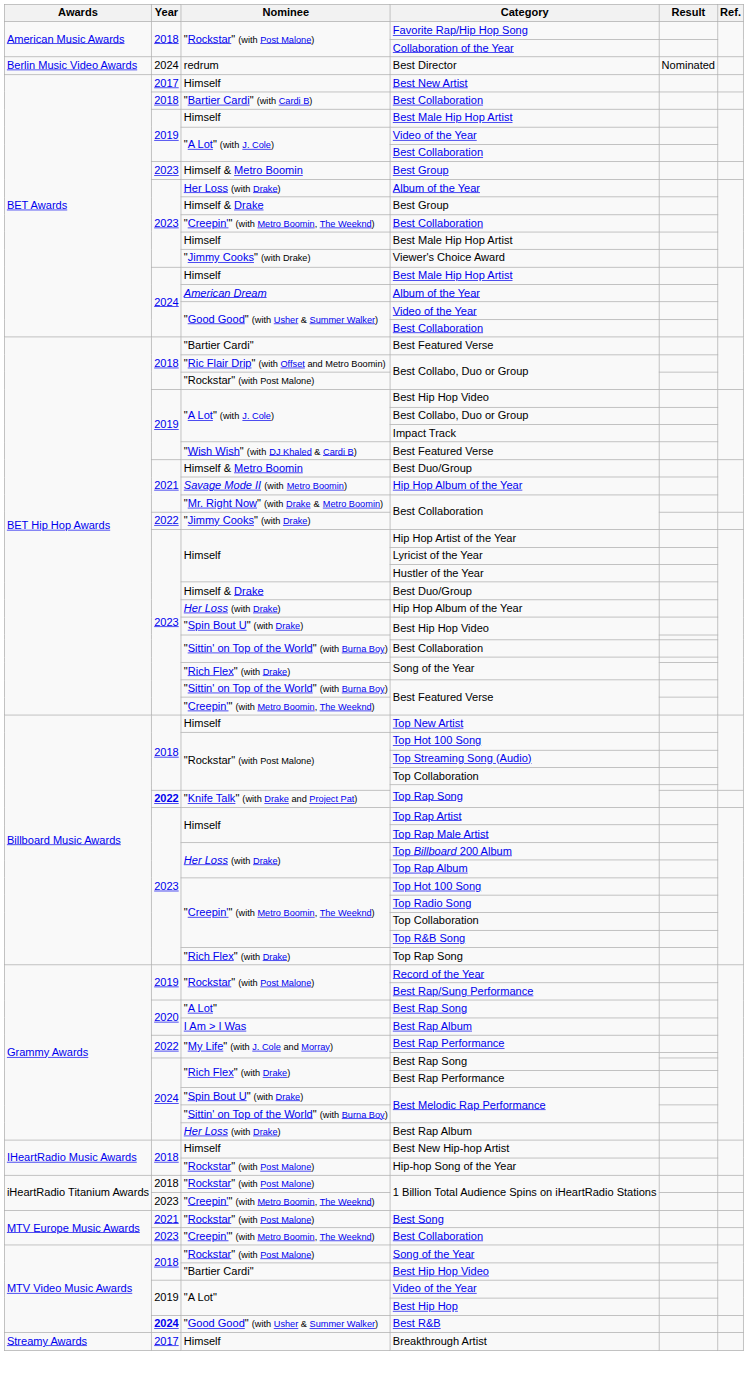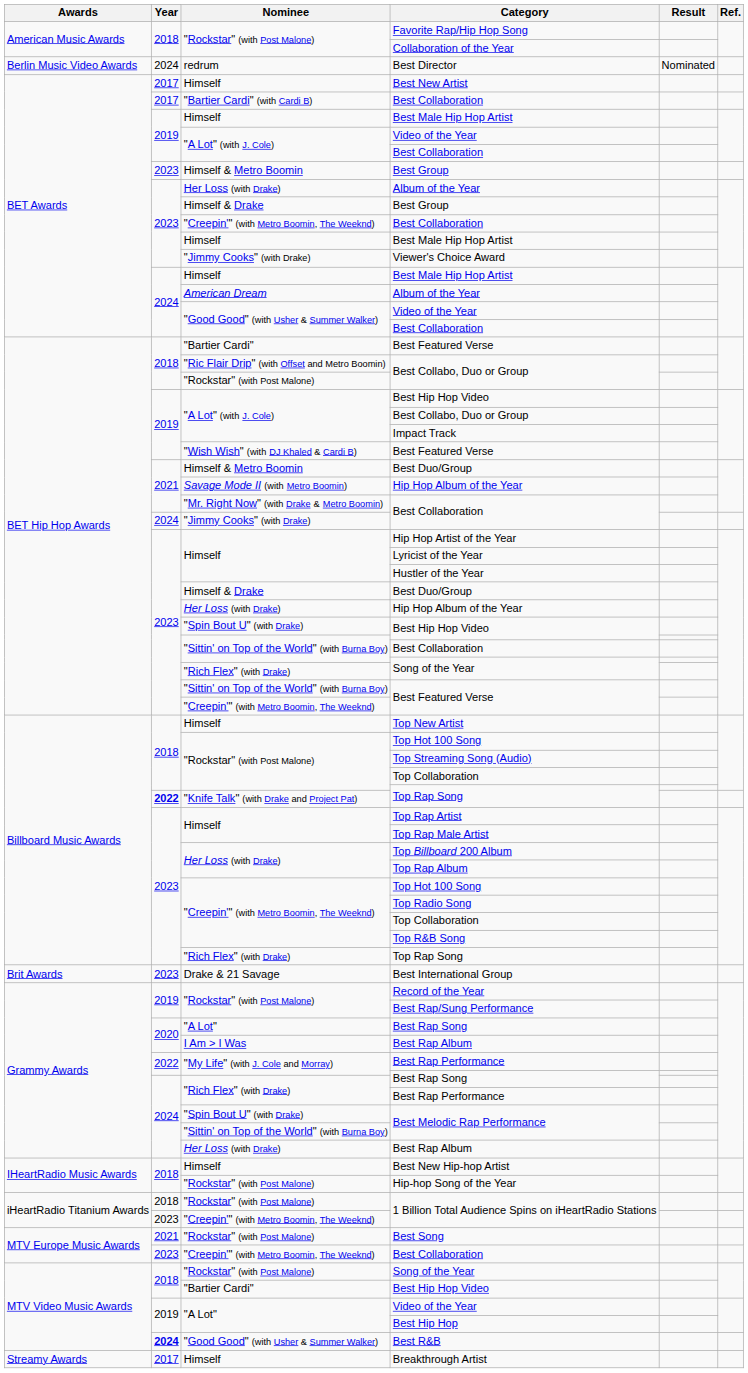(166, 100) 2018 -> (166, 100) 2017
(166, 521) 2022 -> (166, 521) 2024
+ row: (232, 973)
